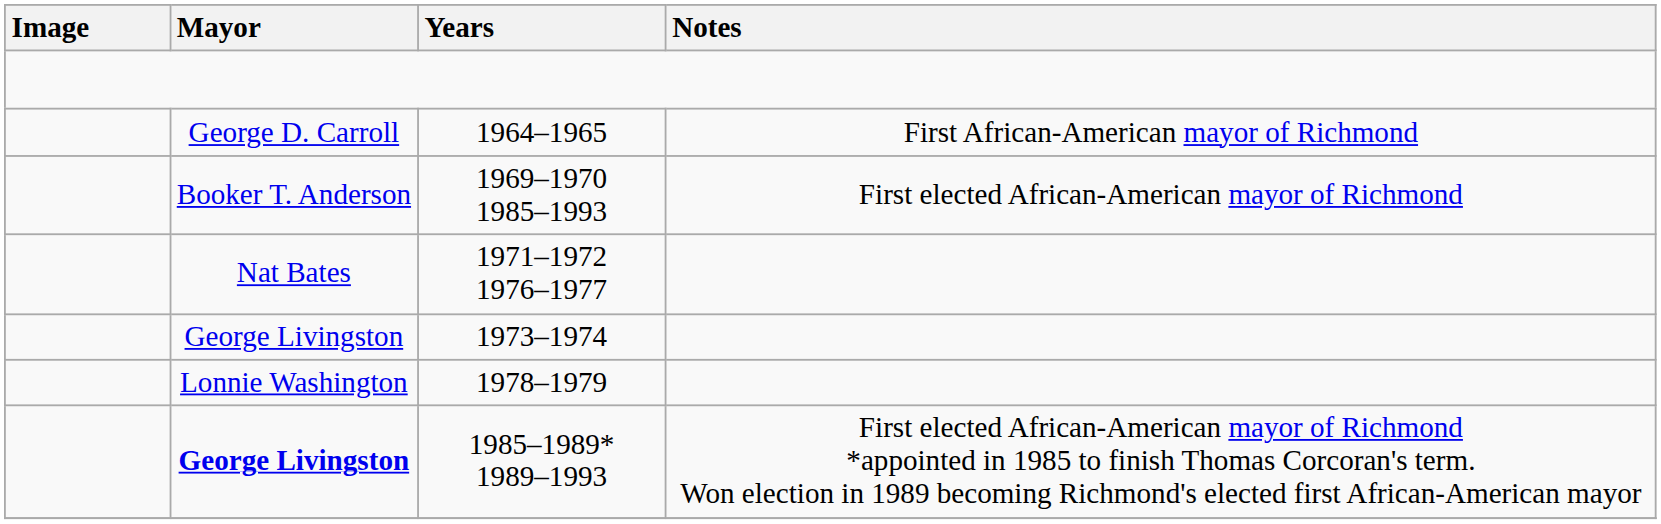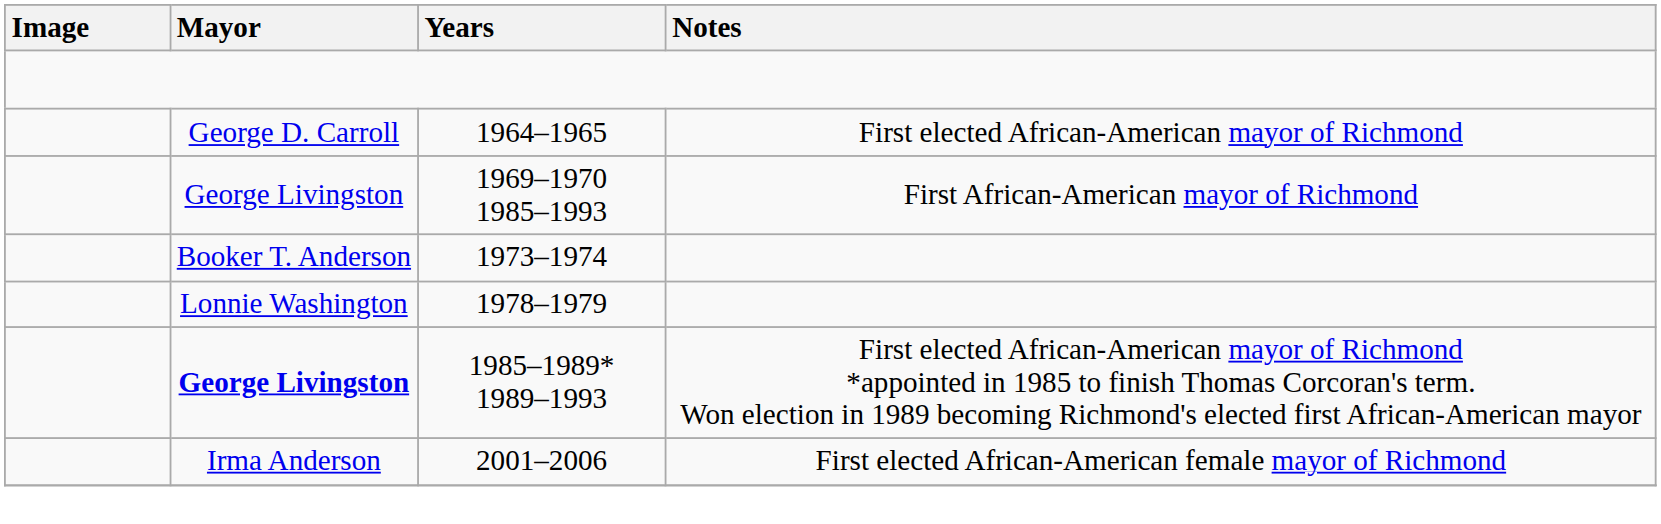(1161, 132) First African-American mayor of Richmond -> (1161, 132) First elected African-American mayor of Richmond
(294, 194) Booker T. Anderson -> (294, 194) George Livingston
(1161, 194) First elected African-American mayor of Richmond -> (1161, 194) First African-American mayor of Richmond
- row: (542, 273)
(294, 336) George Livingston -> (294, 257) Booker T. Anderson
+ row: (542, 461)
